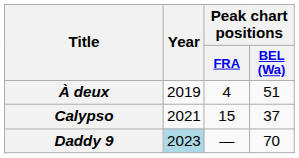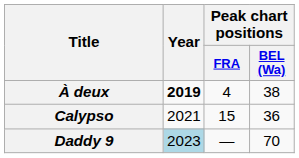(184, 92) normal -> (184, 92) bold
(272, 92) 51 -> (272, 92) 38
(272, 116) 37 -> (272, 116) 36
